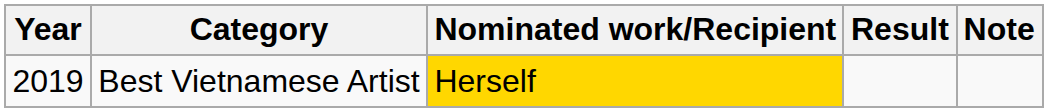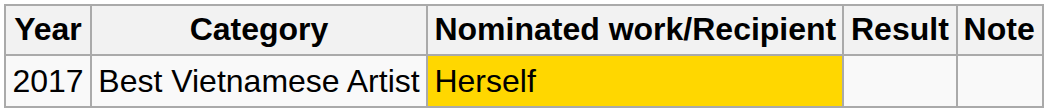(48, 80) 2019 -> (48, 80) 2017
